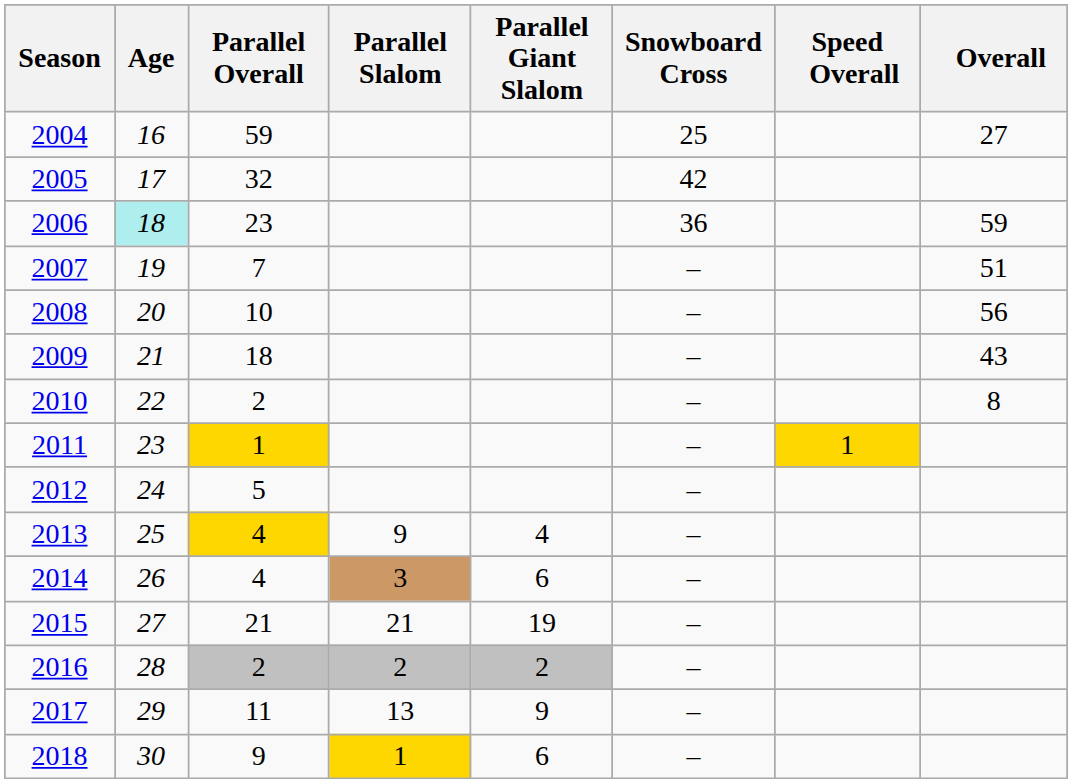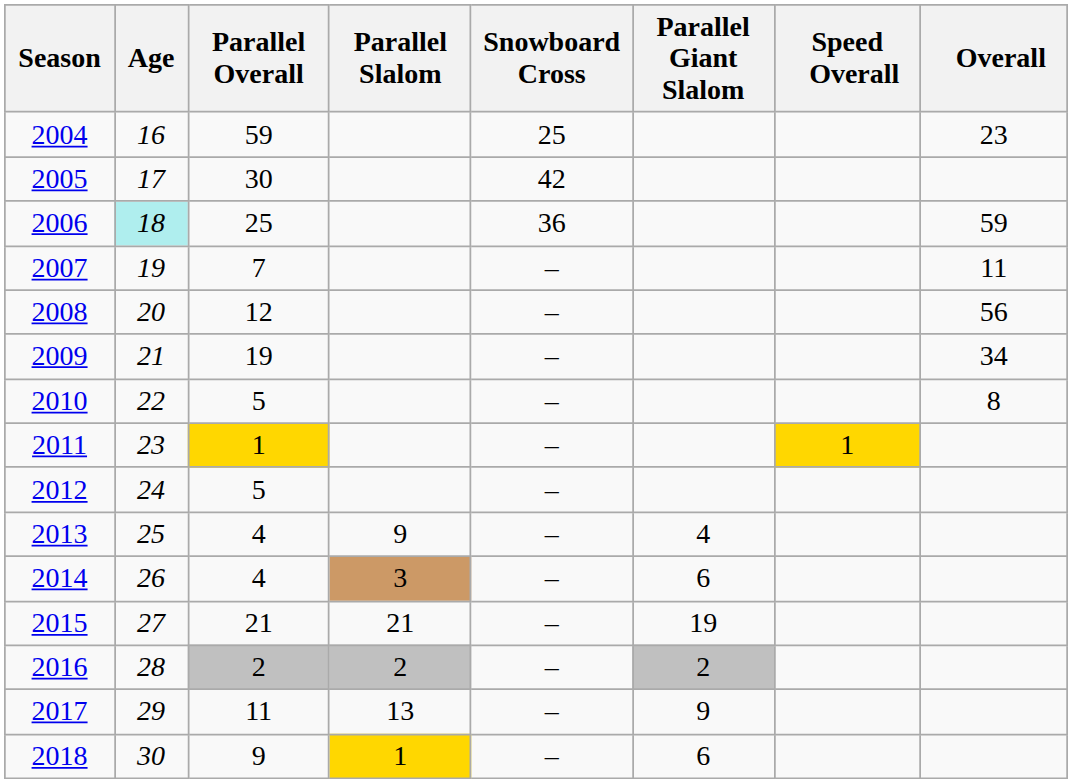columns swapped: (542, 58) <-> (693, 58)
(994, 134) 27 -> (994, 134) 23
(259, 178) 32 -> (259, 178) 30
(259, 222) 23 -> (259, 222) 25
(994, 267) 51 -> (994, 267) 11
(259, 311) 10 -> (259, 311) 12
(259, 356) 18 -> (259, 356) 19
(994, 356) 43 -> (994, 356) 34
(259, 400) 2 -> (259, 400) 5
(259, 533) gold background -> (259, 533) no background
